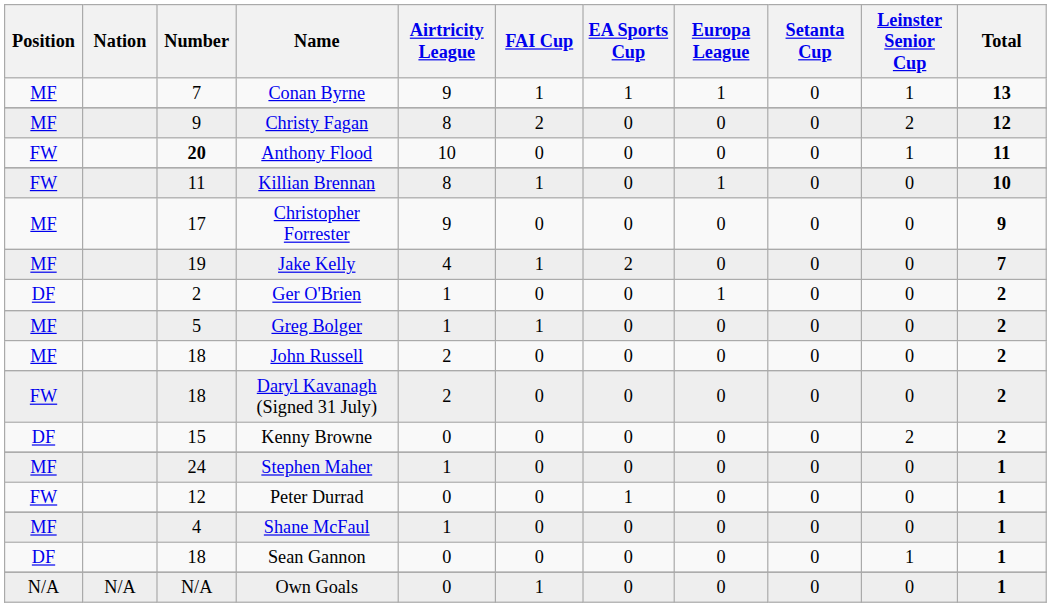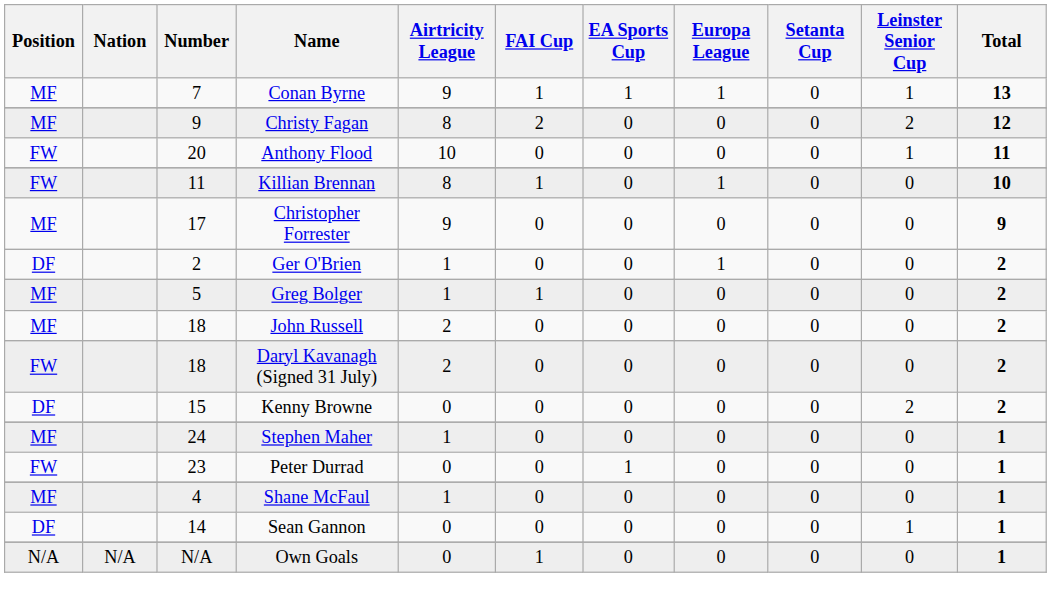(197, 153) bold -> (197, 153) normal
- row: (317, 264)
(197, 497) 12 -> (197, 467) 23
(197, 557) 18 -> (197, 527) 14
